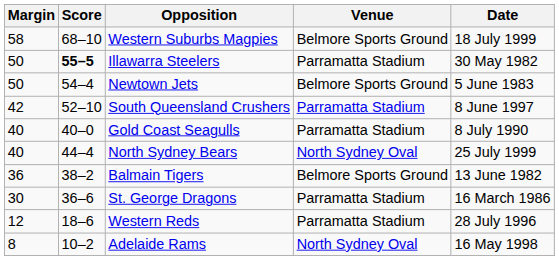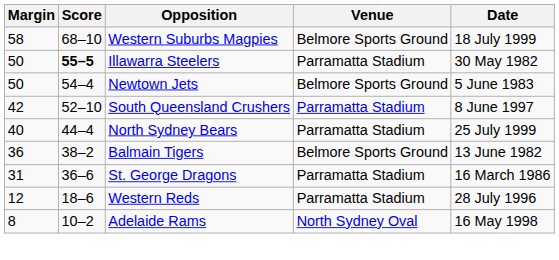- row: (174, 130)
(357, 152) North Sydney Oval -> (361, 130) Parramatta Stadium
(16, 198) 30 -> (16, 175) 31
